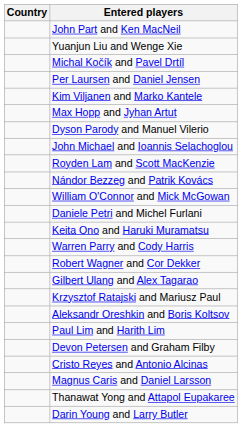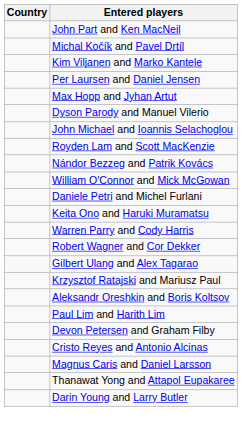- row: (117, 46)
rows swapped: (126, 79) <-> (127, 96)
